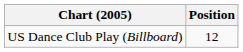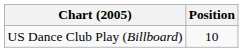(212, 36) 12 -> (212, 36) 10
